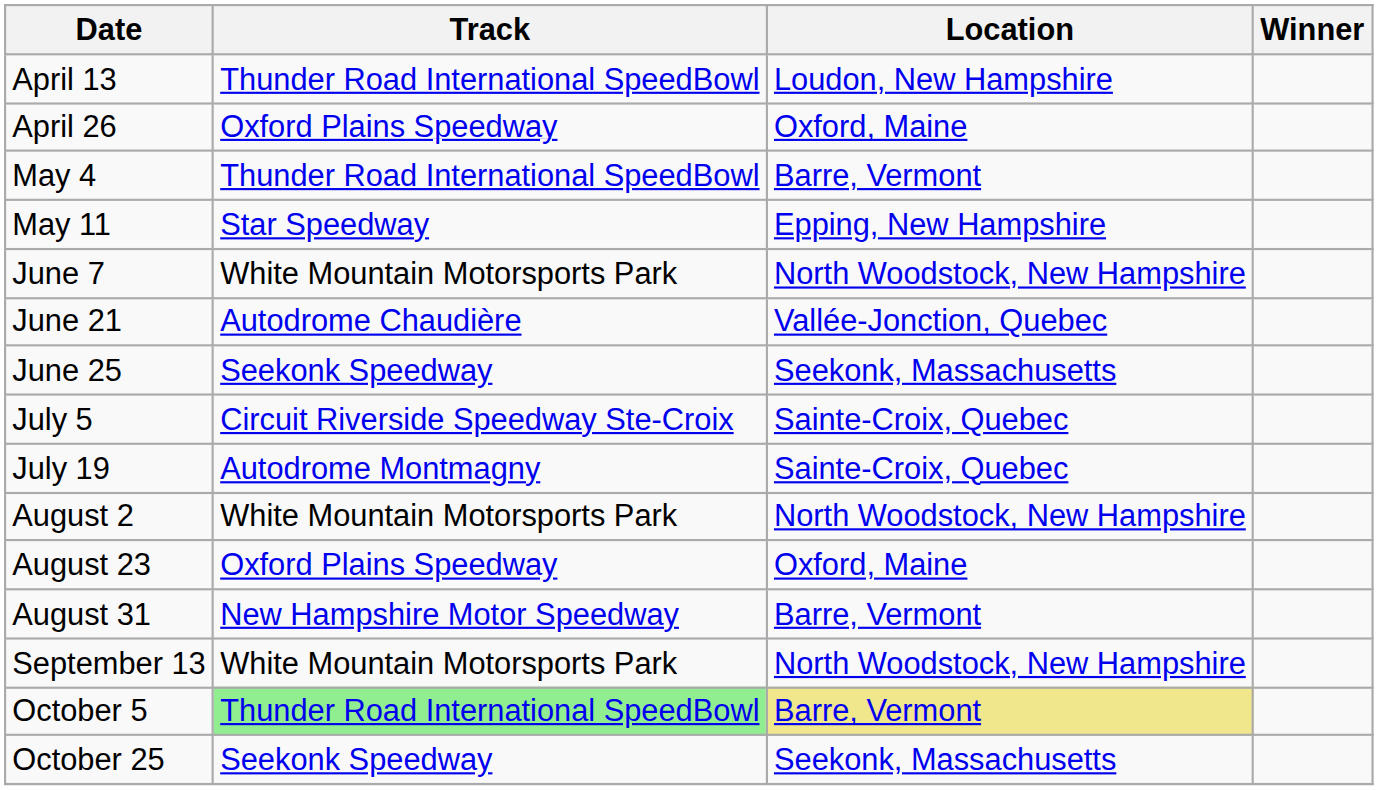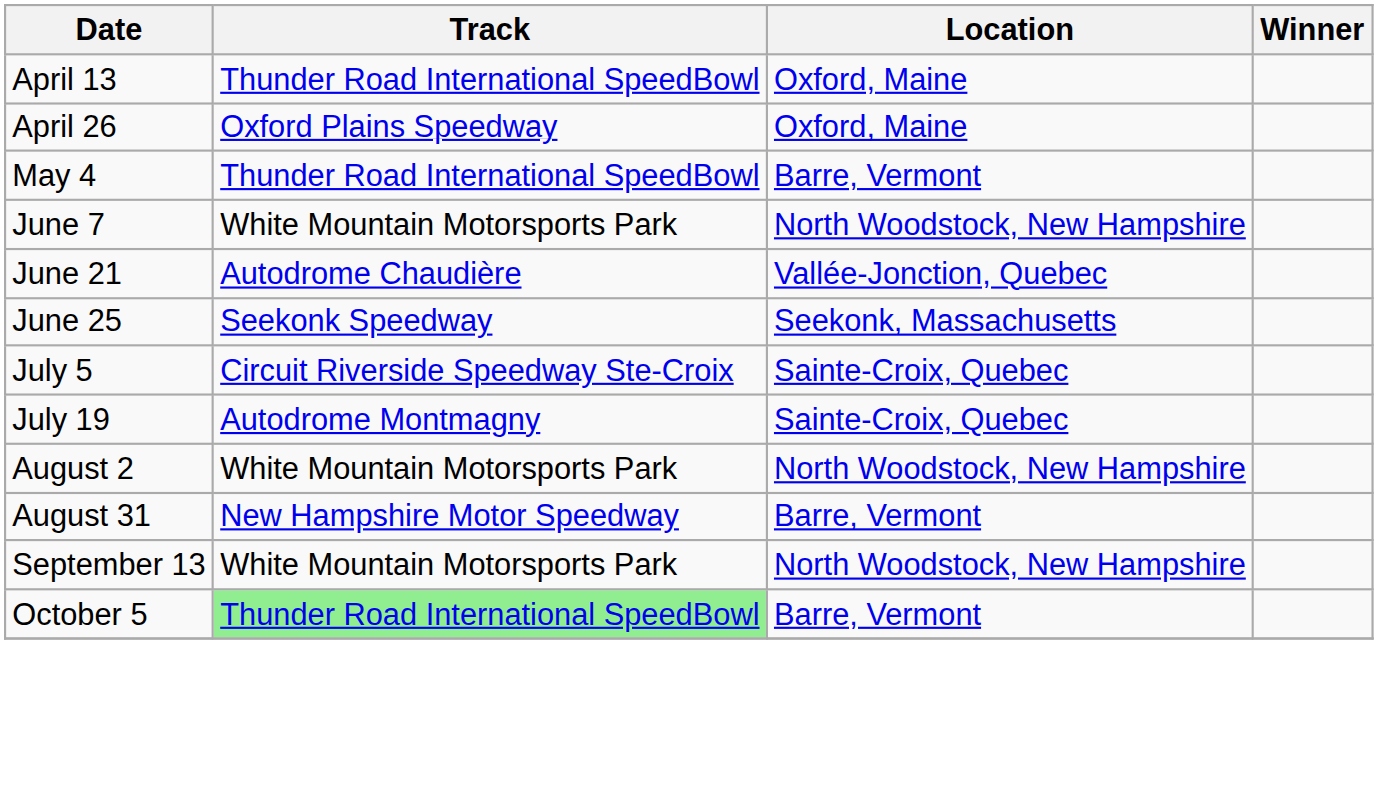(943, 78) Loudon, New Hampshire -> (871, 78) Oxford, Maine
- row: (62, 225)
- row: (82, 565)
(878, 711) khaki background -> (878, 614) no background
- row: (88, 760)
